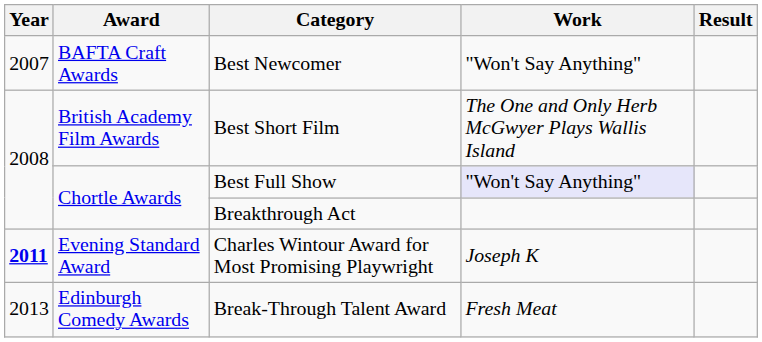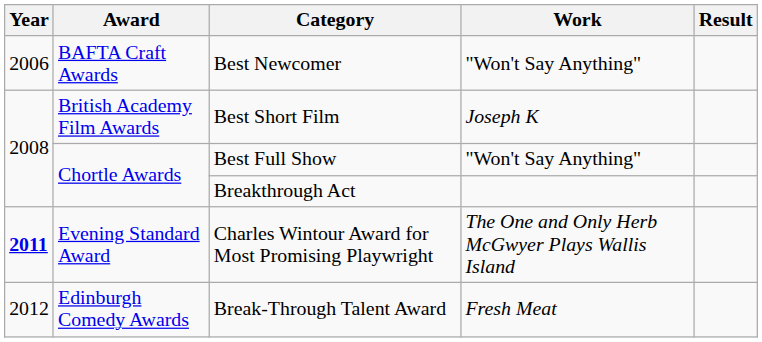(29, 62) 2007 -> (29, 62) 2006
(561, 127) The One and Only Herb McGwyer Plays Wallis Island -> (502, 116) Joseph K
(553, 181) lavender background -> (553, 159) no background
(502, 255) Joseph K -> (561, 244) The One and Only Herb McGwyer Plays Wallis Island
(29, 309) 2013 -> (29, 309) 2012
